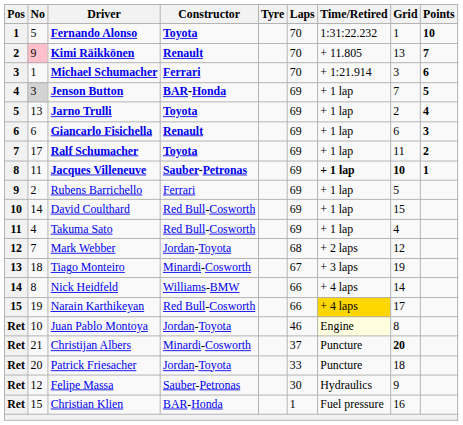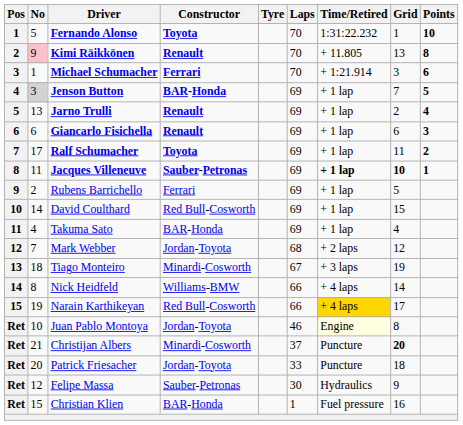(426, 52) 7 -> (426, 52) 8
(180, 111) Toyota -> (183, 111) Renault
(209, 228) Red Bull-Cosworth -> (193, 228) BAR-Honda
